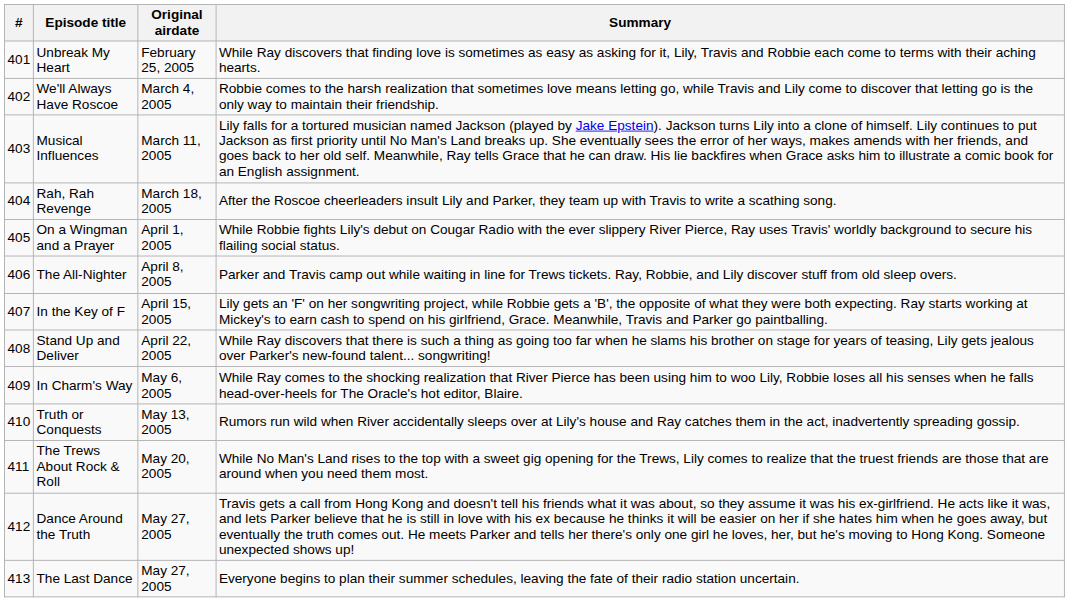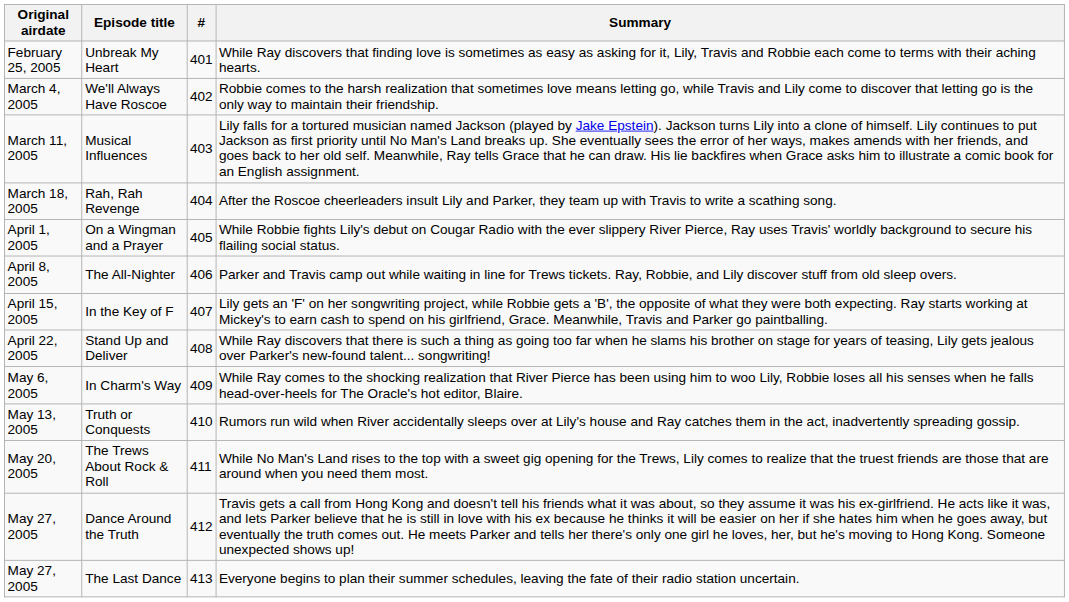columns swapped: (19, 22) <-> (177, 22)
